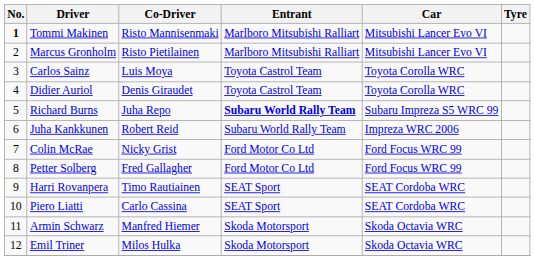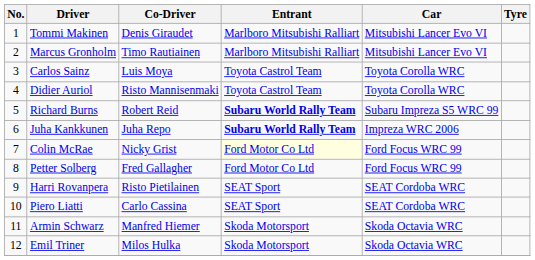(16, 33) bold -> (16, 33) normal
(170, 33) Risto Mannisenmaki -> (157, 33) Denis Giraudet
(160, 52) Risto Pietilainen -> (161, 52) Timo Rautiainen
(157, 90) Denis Giraudet -> (170, 90) Risto Mannisenmaki
(146, 110) Juha Repo -> (150, 110) Robert Reid
(150, 129) Robert Reid -> (146, 129) Juha Repo
(285, 129) normal -> (290, 129) bold
(269, 148) no background -> (269, 148) lightyellow background
(161, 187) Timo Rautiainen -> (160, 187) Risto Pietilainen
